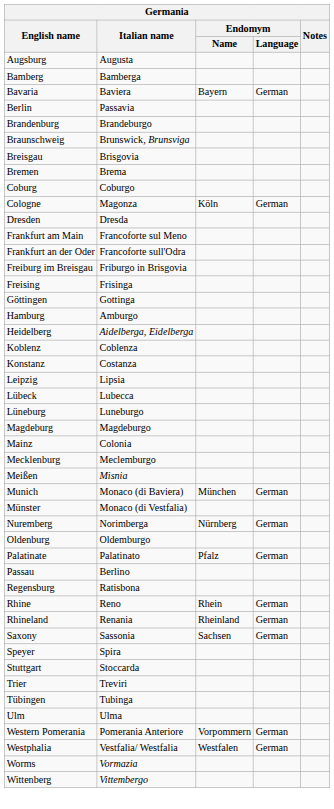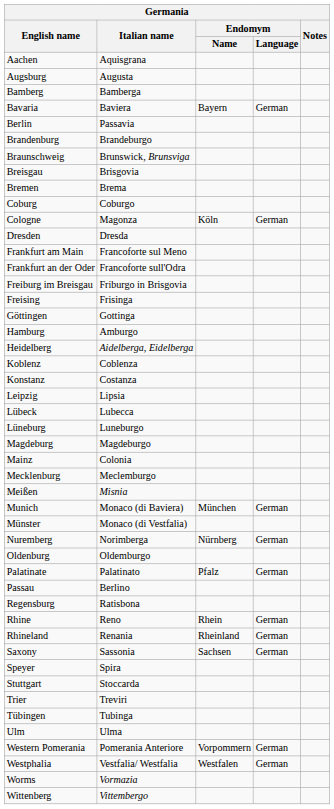+ row: (22, 60)
